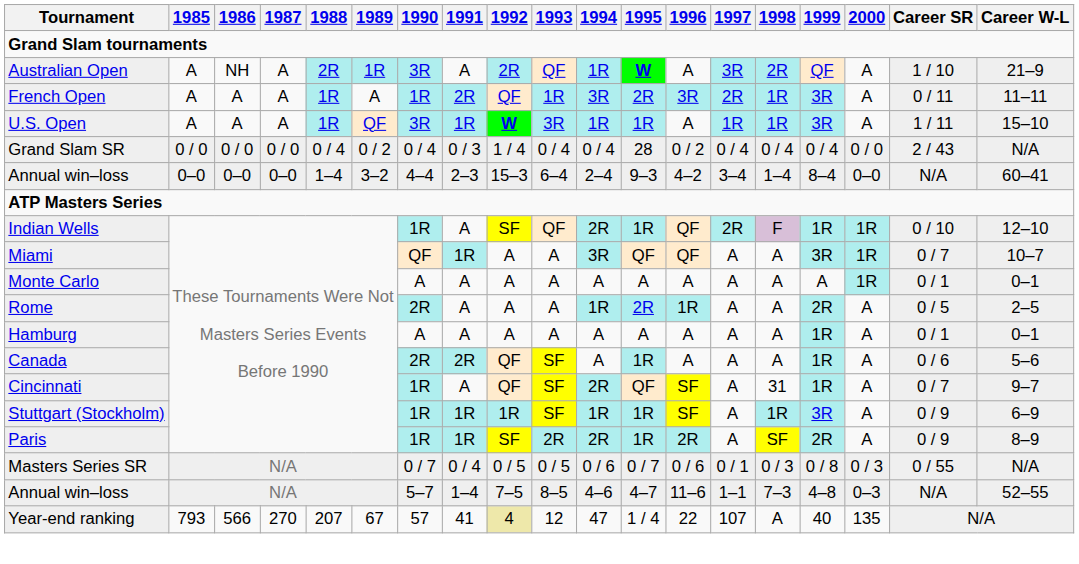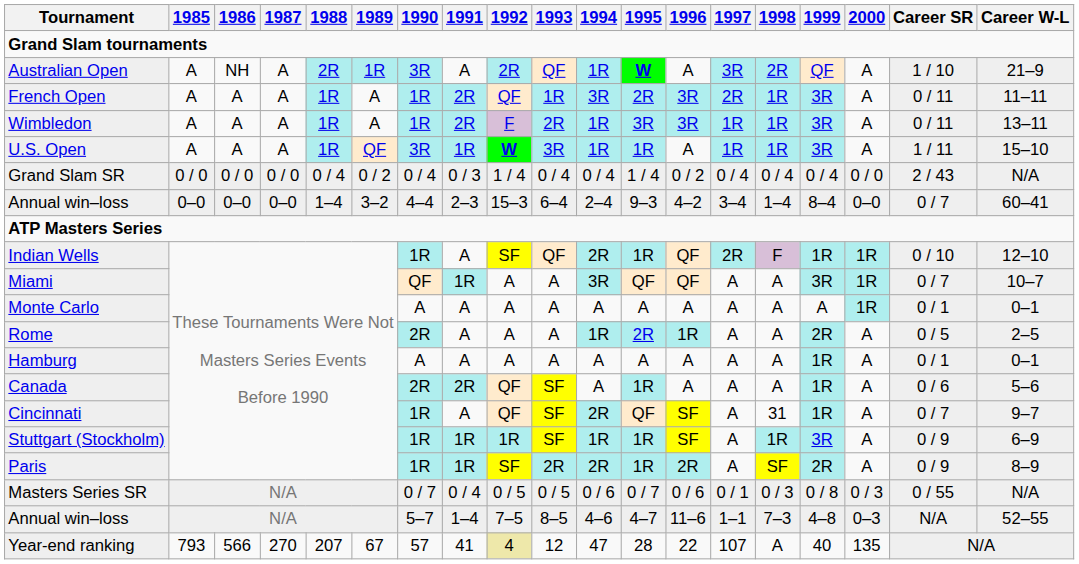+ row: (50, 123)
(643, 149) 28 -> (643, 176) 1 / 4
(933, 176) N/A -> (933, 202) 0 / 7
(643, 519) 1 / 4 -> (643, 545) 28
